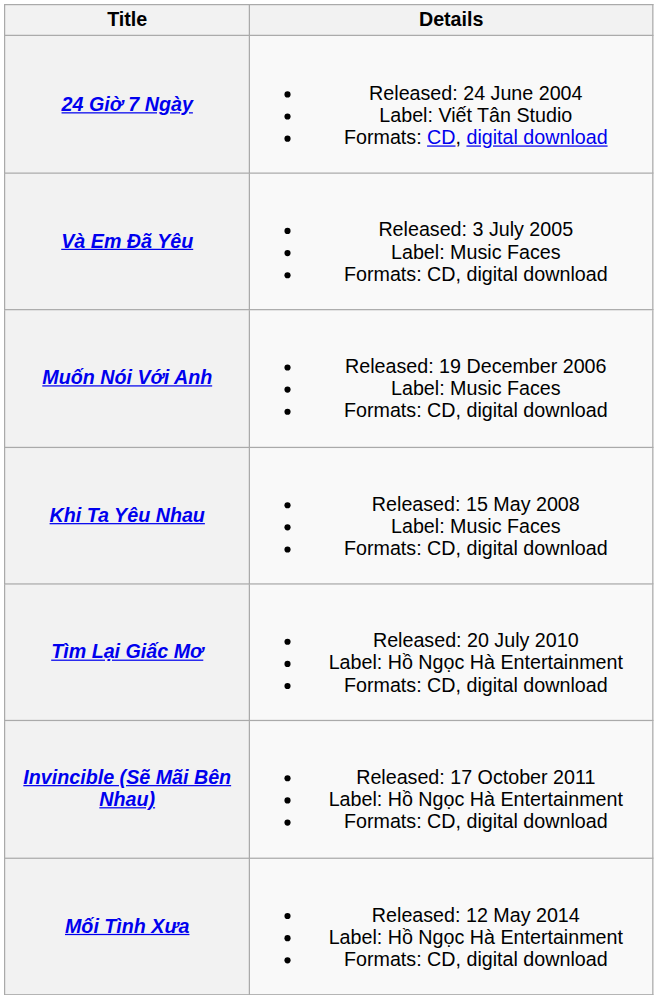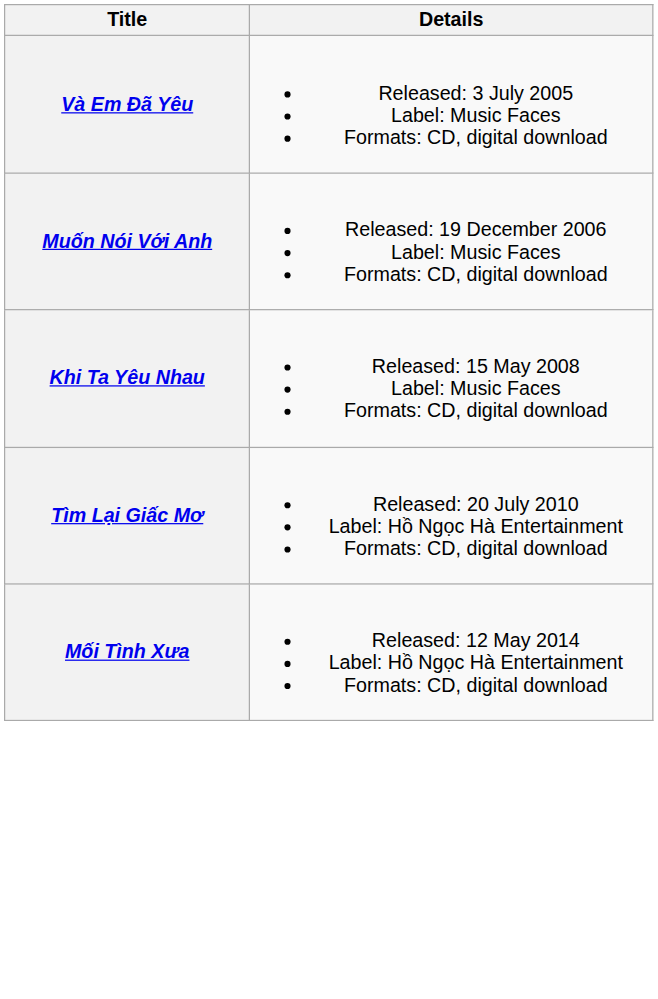- row: (127, 104)
- row: (127, 789)
